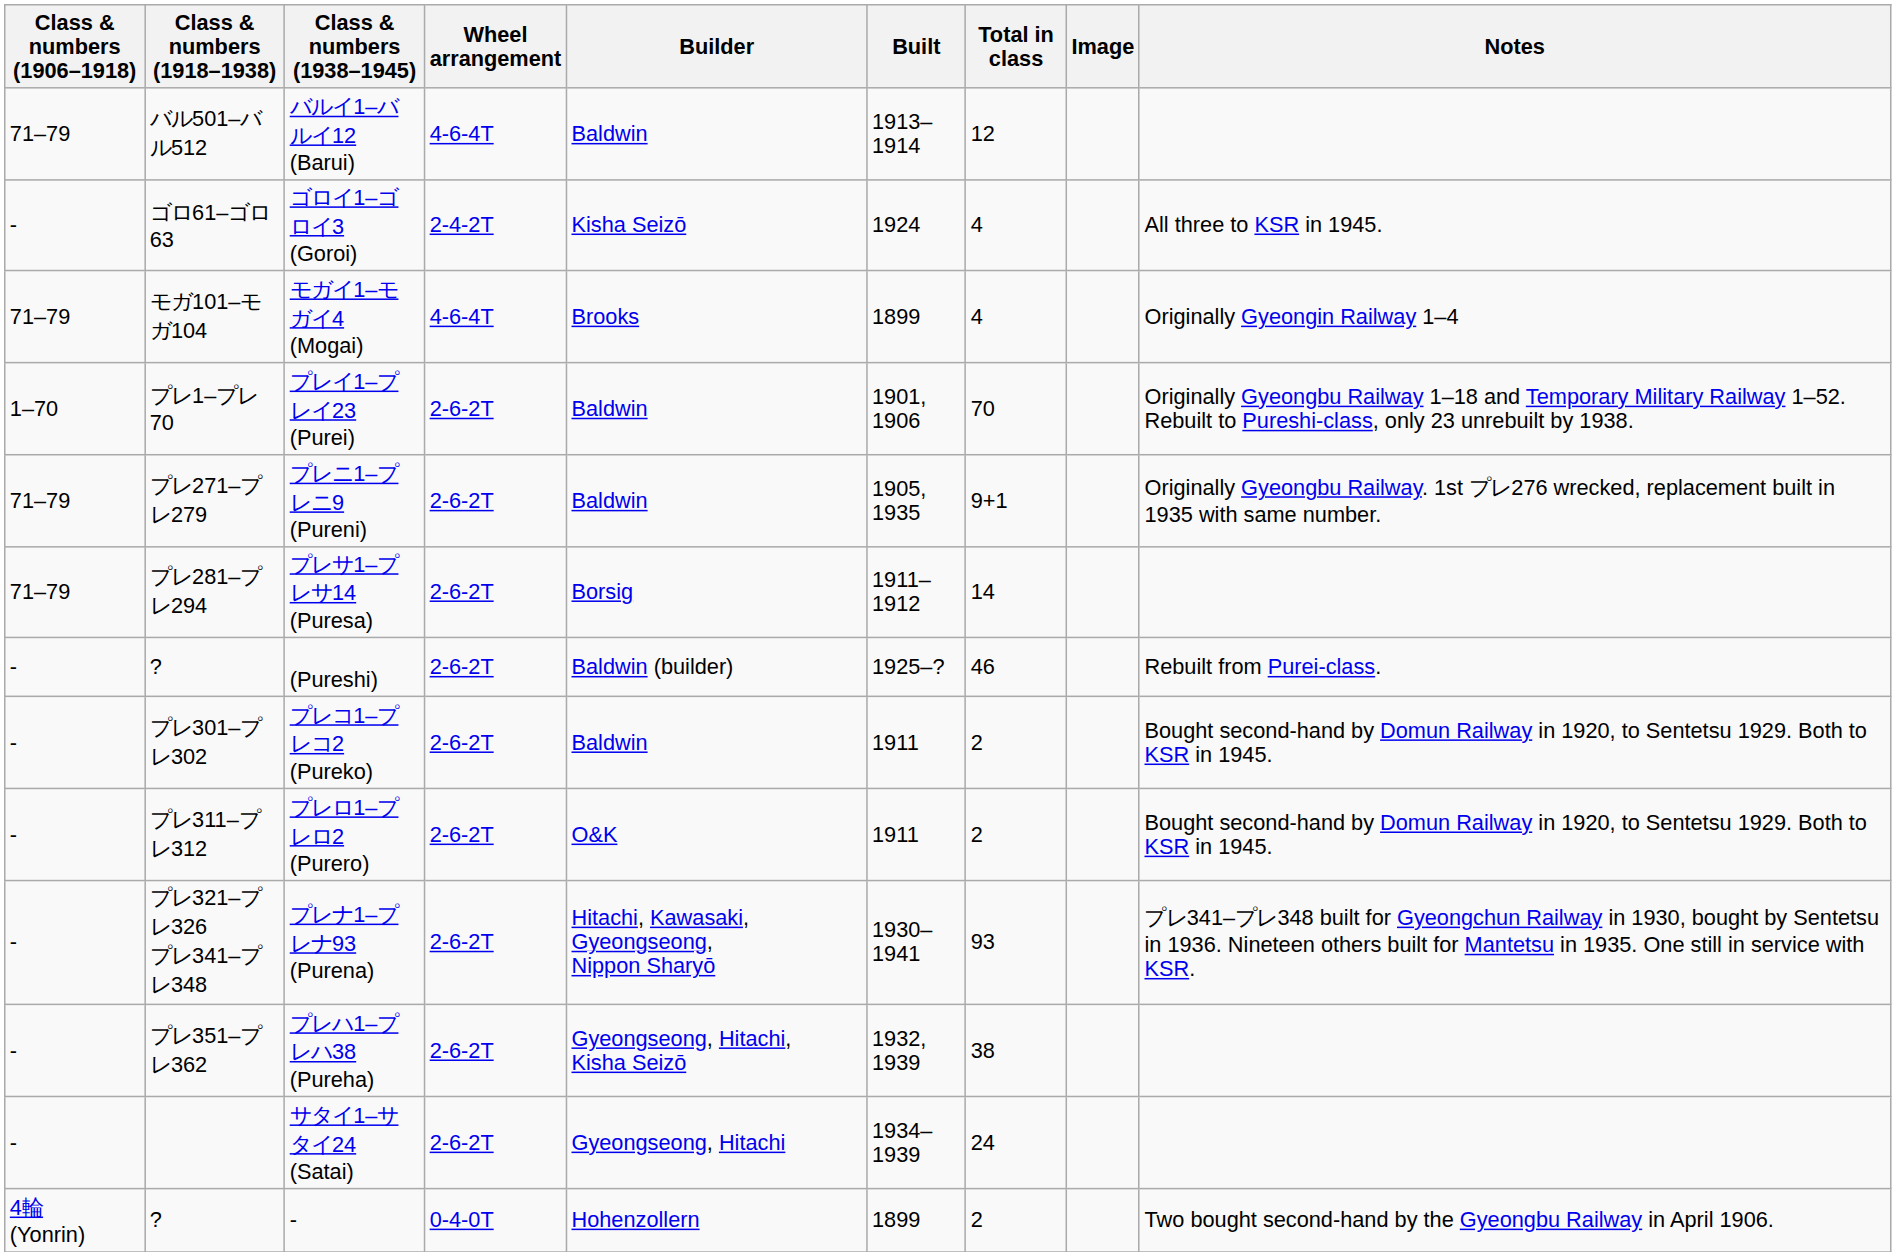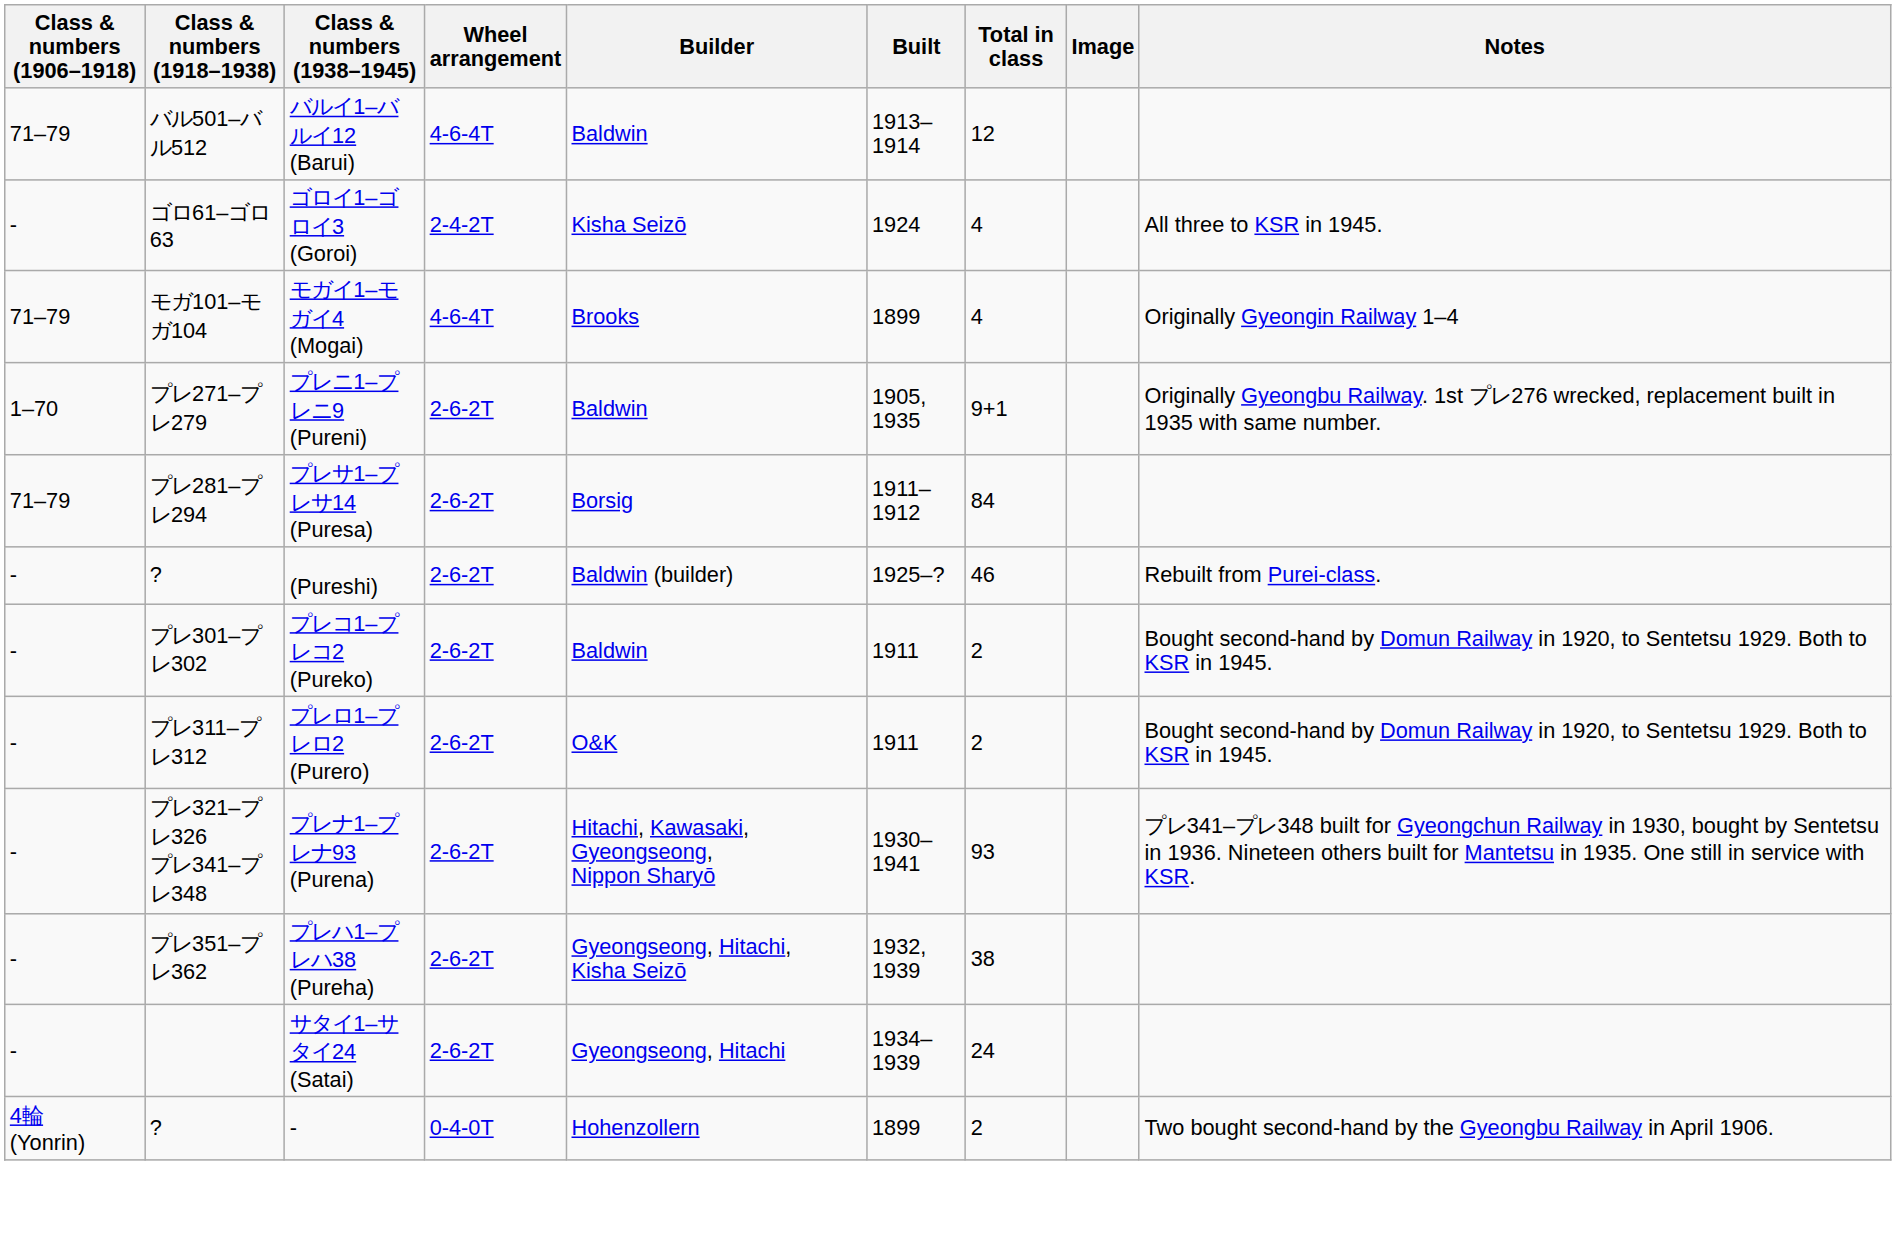- row: (344, 410)
(40, 501) 71–79 -> (34, 409) 1–70
(983, 592) 14 -> (983, 501) 84
